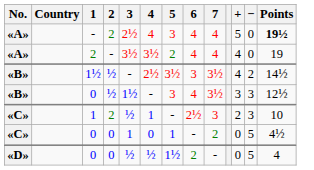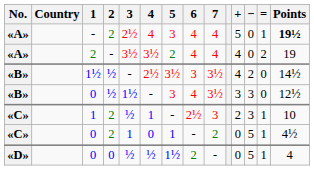+ column: (264, 14)
(111, 134) 0 -> (111, 134) 2
